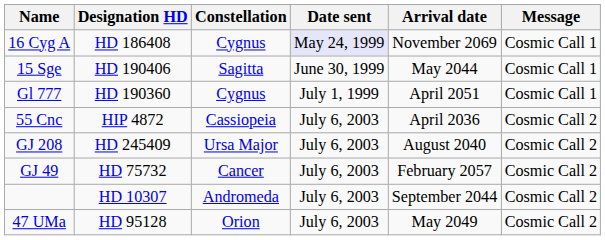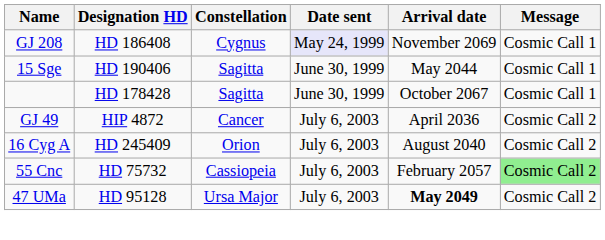(39, 42) 16 Cyg A -> (39, 42) GJ 208
+ row: (133, 94)
- row: (133, 94)
(39, 119) 55 Cnc -> (39, 119) GJ 49
(241, 119) Cassiopeia -> (241, 119) Cancer
(39, 145) GJ 208 -> (39, 145) 16 Cyg A
(241, 145) Ursa Major -> (241, 145) Orion
(39, 171) GJ 49 -> (39, 171) 55 Cnc
(241, 171) Cancer -> (241, 171) Cassiopeia
(551, 171) no background -> (550, 171) lightgreen background
- row: (133, 196)
(241, 222) Orion -> (241, 196) Ursa Major
(445, 222) normal -> (444, 196) bold
